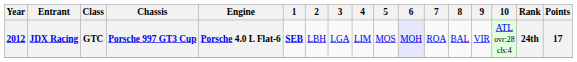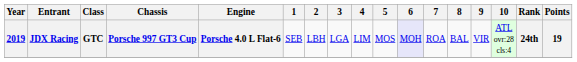(16, 39) 2012 -> (16, 39) 2019
(294, 39) bold -> (294, 39) normal
(558, 39) 17 -> (557, 39) 19
